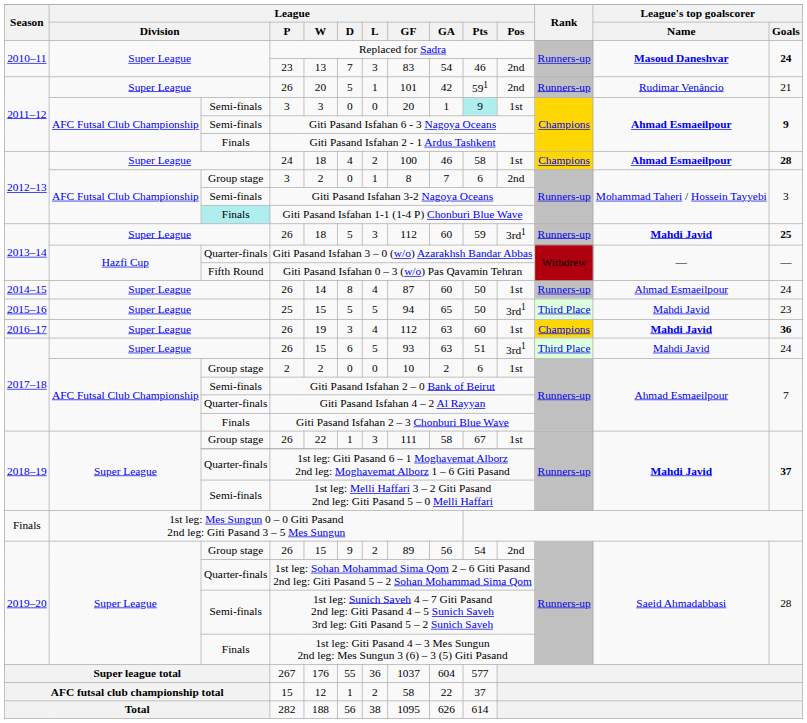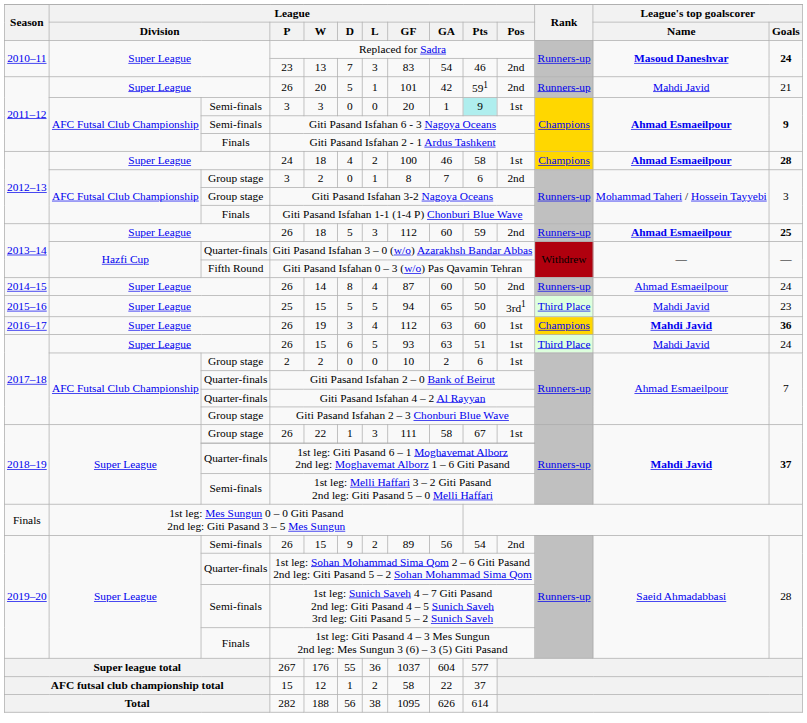(681, 87) Rudimar Venâncio -> (681, 87) Mahdi Javid
(236, 196) Semi-finals -> (236, 196) Group stage
(236, 214) paleturquoise background -> (236, 214) no background
(516, 234) 3rd1 -> (516, 232) 2nd
(681, 234) Mahdi Javid -> (681, 232) Ahmad Esmaeilpour
(516, 289) 1st -> (516, 286) 2nd
(516, 348) 3rd1 -> (516, 343) 1st
(236, 386) Semi-finals -> (236, 379) Quarter-finals
(236, 422) Finals -> (236, 416) Group stage
(236, 550) Group stage -> (236, 544) Semi-finals
